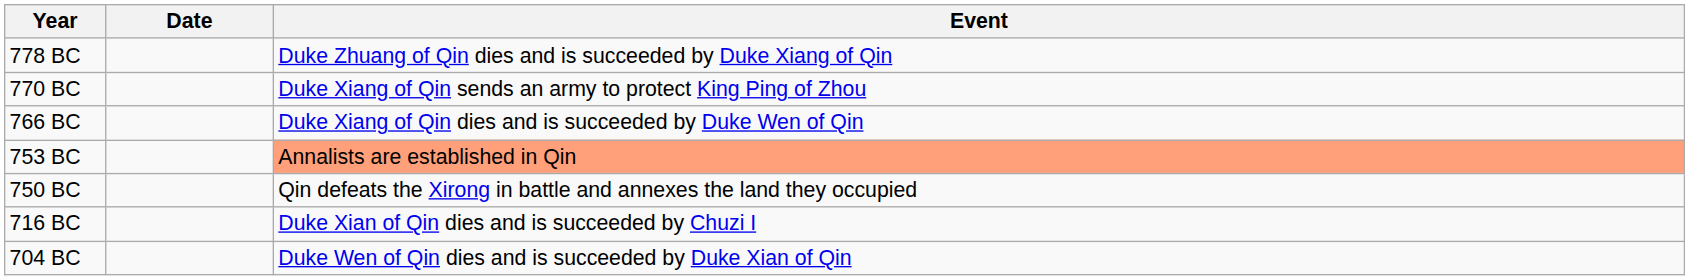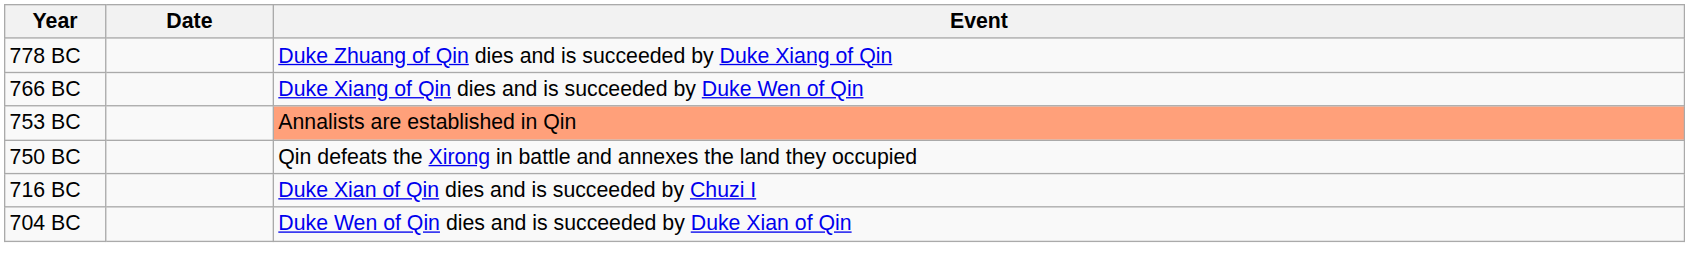- row: (45, 88)
